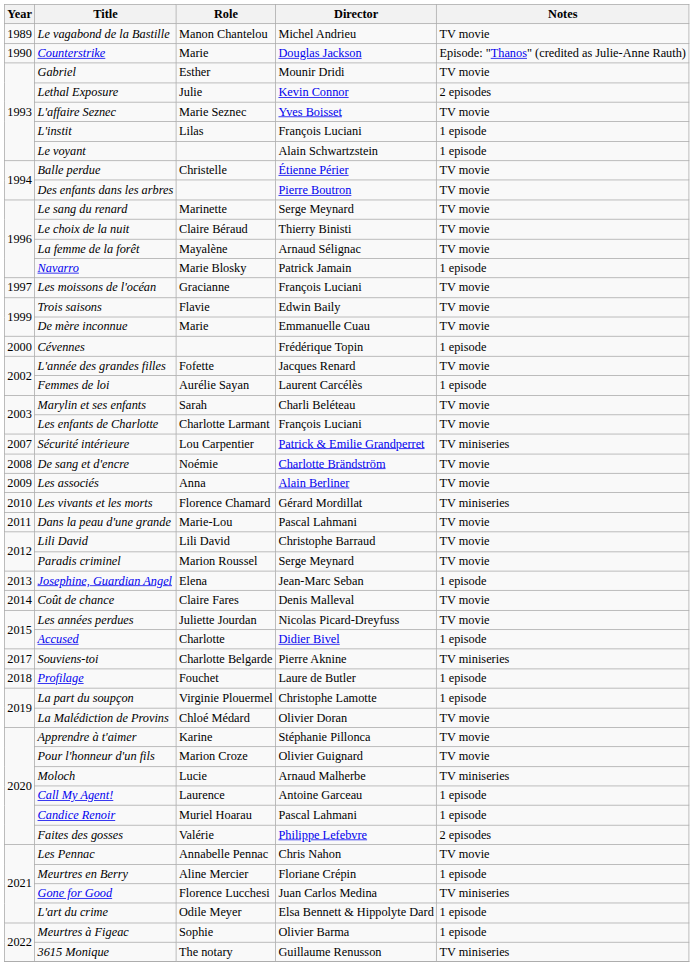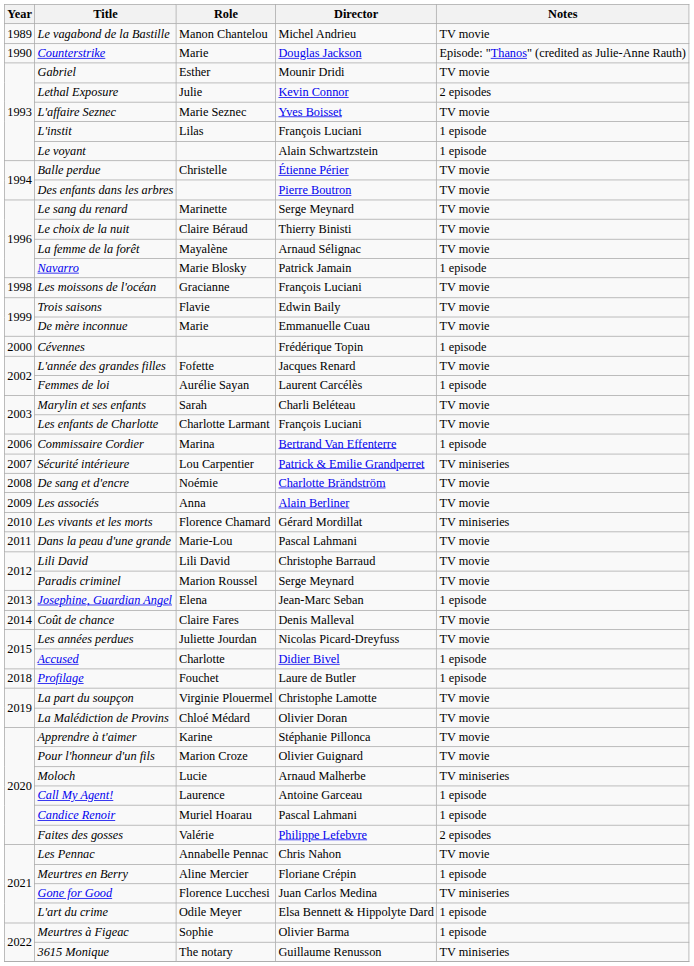(20, 287) 1997 -> (20, 287) 1998
+ row: (91, 444)
- row: (68, 659)
(463, 698) 1 episode -> (465, 698) TV movie
